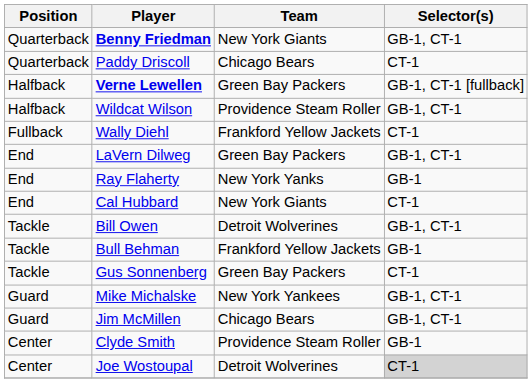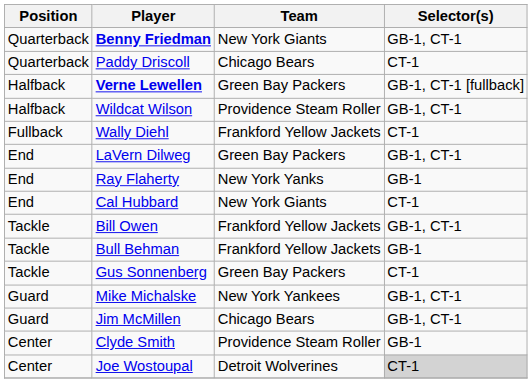(278, 226) Detroit Wolverines -> (299, 226) Frankford Yellow Jackets
